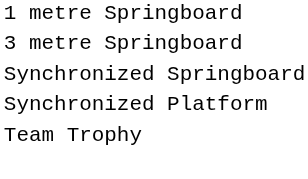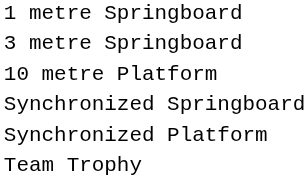+ row: (111, 74)
